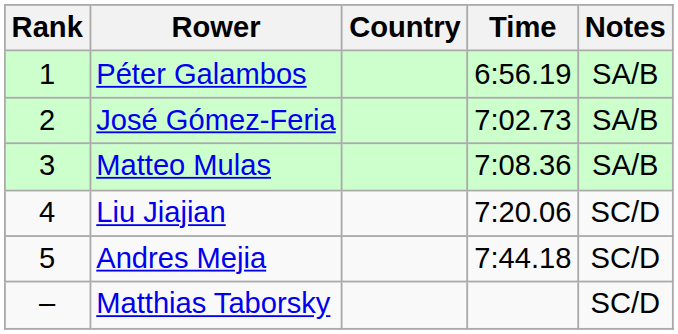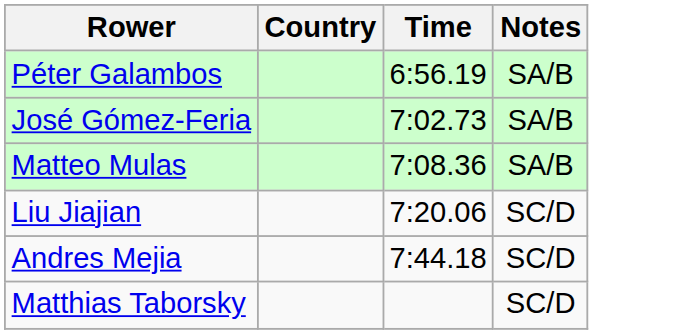- column: (47, 27)
